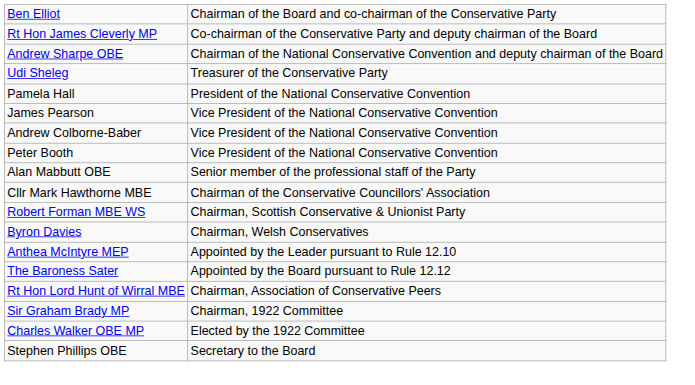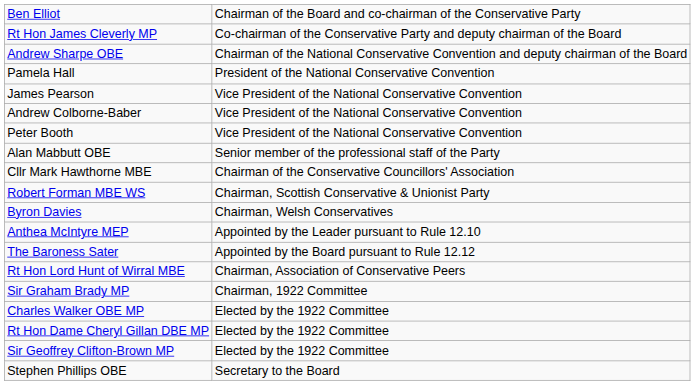- row: (38, 73)
+ row: (108, 331)
+ row: (91, 350)
